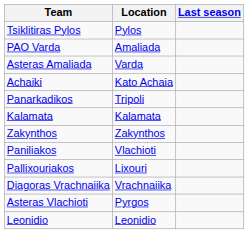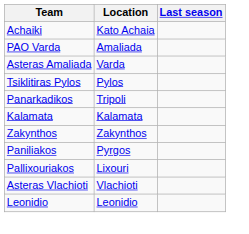rows swapped: (24, 82) <-> (44, 30)
(135, 151) Vlachioti -> (113, 151) Pyrgos
- row: (58, 185)
(132, 202) Pyrgos -> (117, 185) Vlachioti
